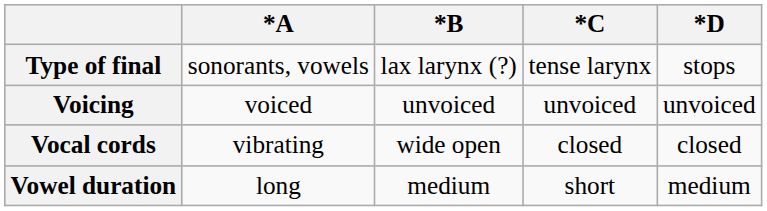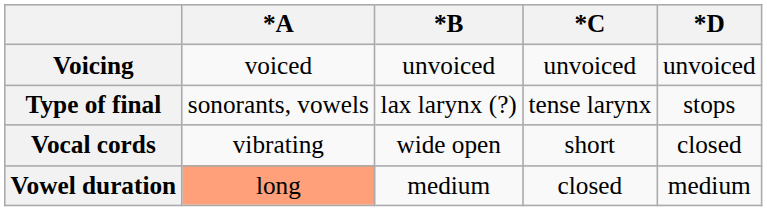rows swapped: (93, 64) <-> (93, 104)
(590, 144) closed -> (590, 144) short
(278, 184) no background -> (278, 184) lightsalmon background
(590, 184) short -> (590, 184) closed
